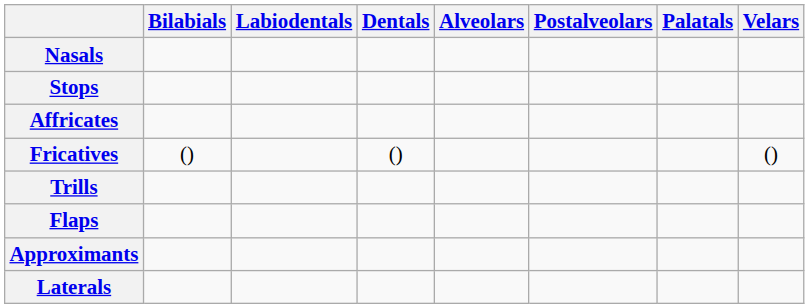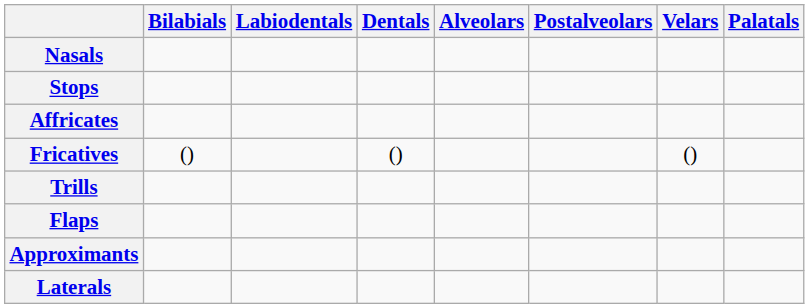columns swapped: (698, 21) <-> (771, 21)
